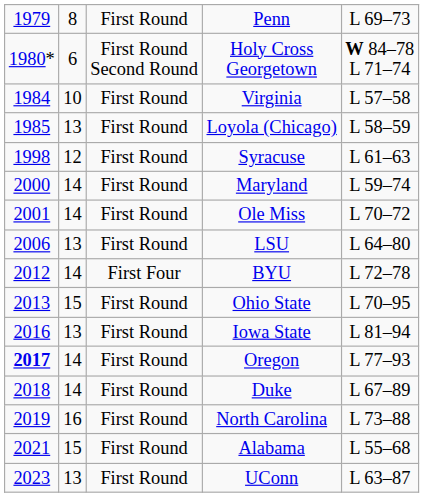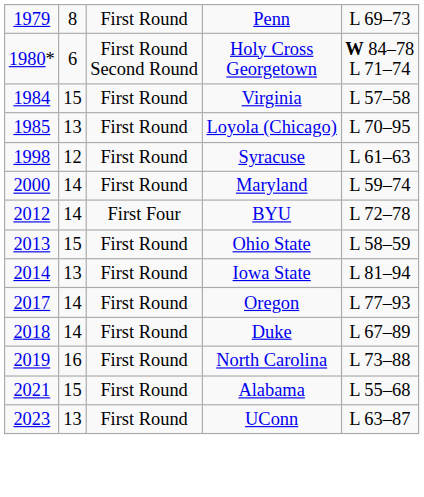(72, 98) 10 -> (72, 98) 15
(380, 127) L 58–59 -> (380, 127) L 70–95
- row: (272, 214)
- row: (272, 244)
(380, 302) L 70–95 -> (380, 244) L 58–59
(32, 331) 2016 -> (32, 273) 2014
(32, 360) bold -> (32, 302) normal
